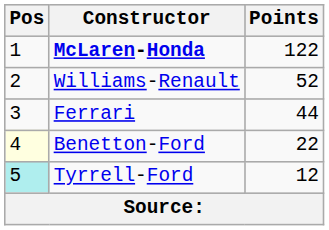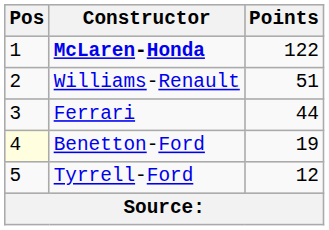(307, 83) 52 -> (307, 83) 51
(307, 146) 22 -> (307, 146) 19
(15, 177) paleturquoise background -> (15, 177) no background
